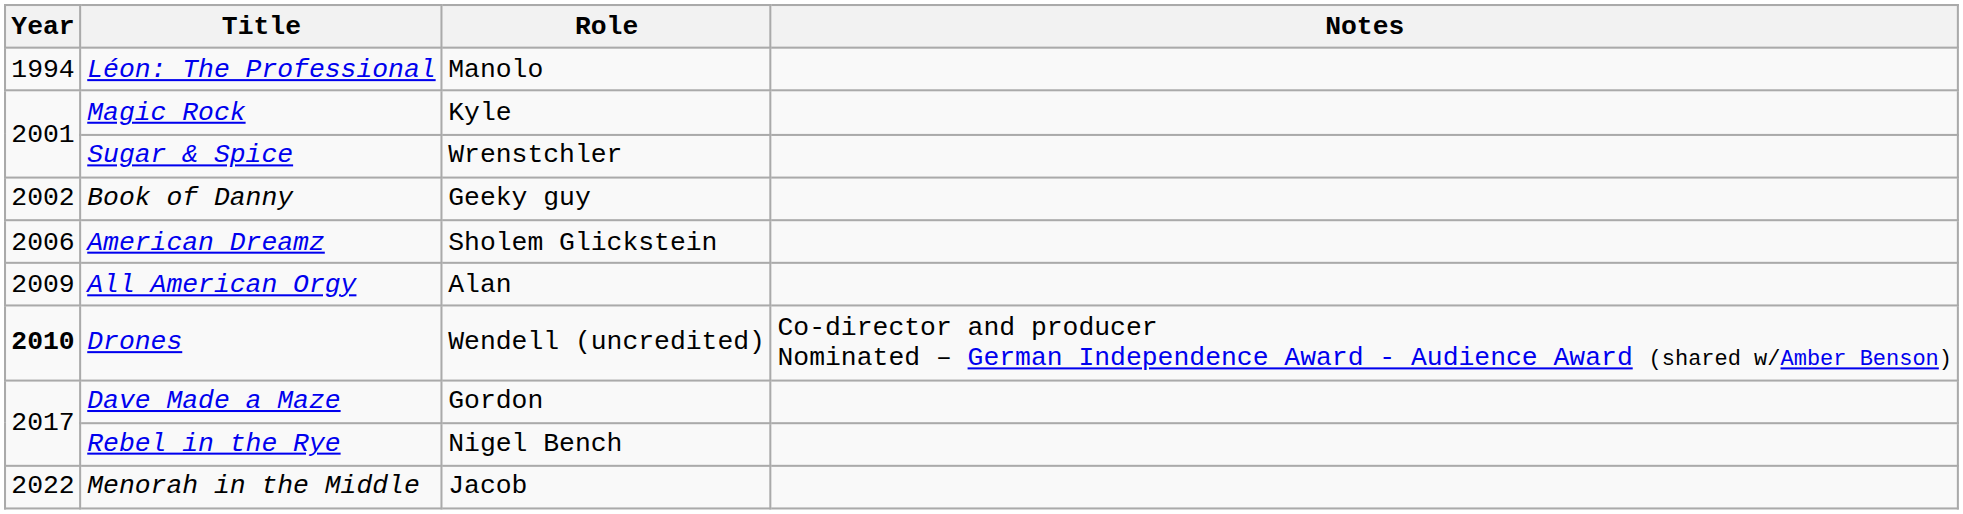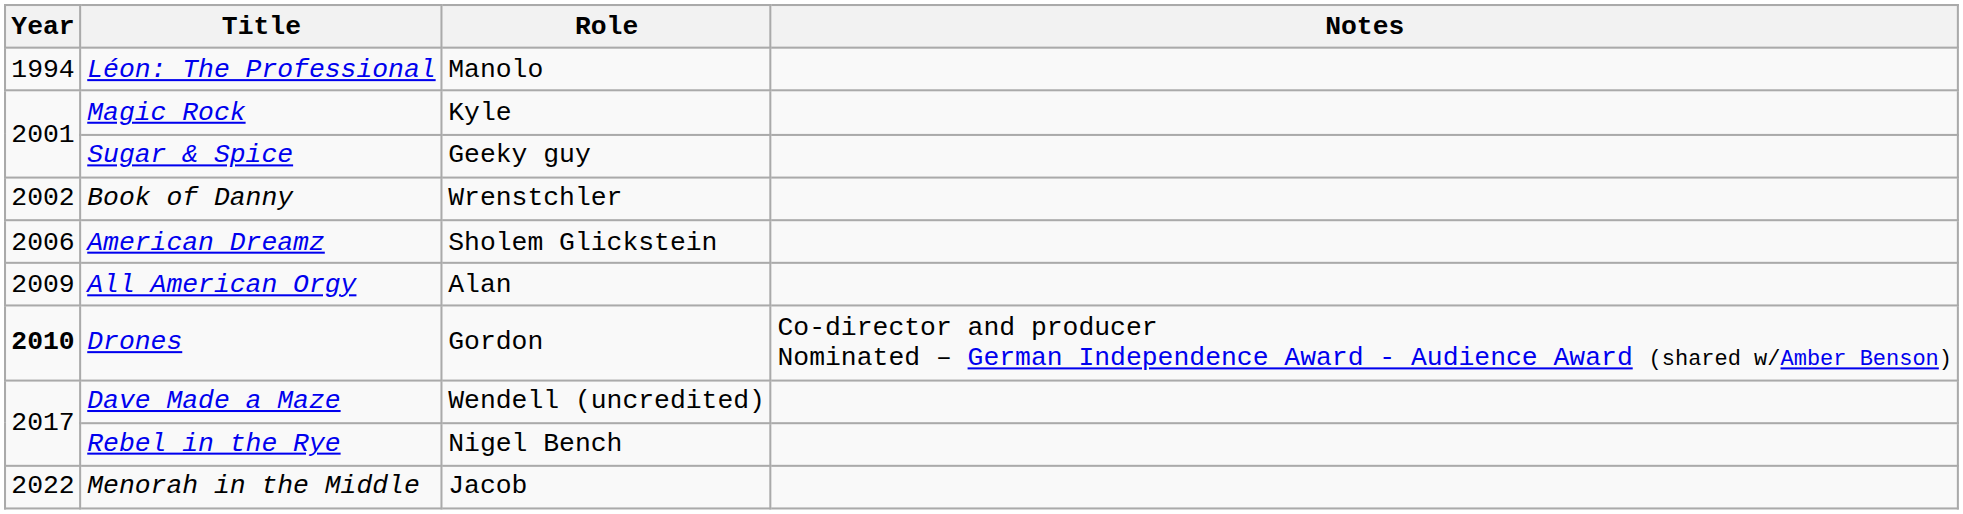(535, 156) Wrenstchler -> (519, 156) Geeky guy
(519, 199) Geeky guy -> (535, 199) Wrenstchler
(607, 343) Wendell (uncredited) -> (496, 343) Gordon
(496, 401) Gordon -> (607, 401) Wendell (uncredited)
